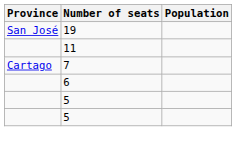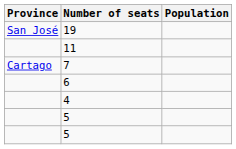+ row: (33, 100)
